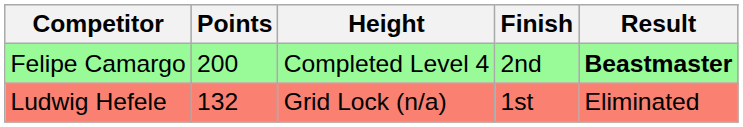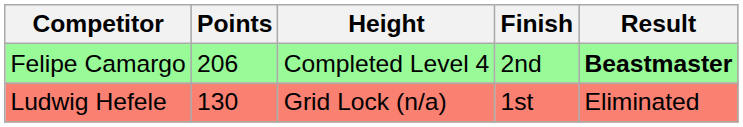(218, 63) 200 -> (218, 63) 206
(218, 102) 132 -> (218, 102) 130
